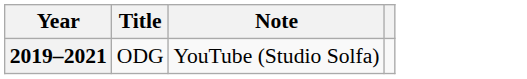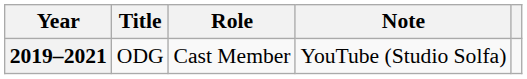+ column: (232, 21)
